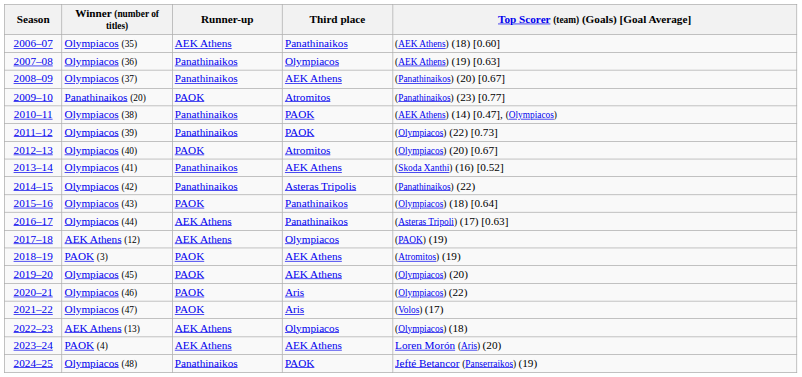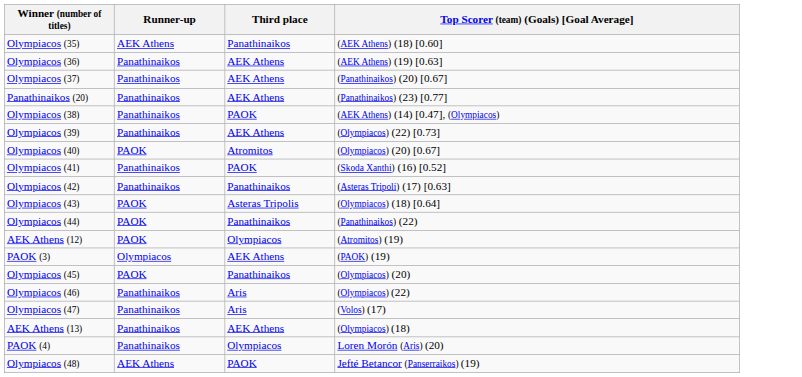- column: (33, 19)
(312, 61) Olympiacos -> (256, 61) AEK Athens
(189, 97) PAOK -> (149, 97) Panathinaikos
(308, 97) Atromitos -> (256, 97) AEK Athens
(300, 132) PAOK -> (256, 132) AEK Athens
(313, 168) AEK Athens -> (242, 168) PAOK
(321, 185) Asteras Tripolis -> (259, 185) Panathinaikos
(435, 185) (Panathinaikos) (22) -> (394, 185) (Asteras Tripoli) (17) [0.63]
(316, 203) Panathinaikos -> (263, 203) Asteras Tripolis
(203, 221) AEK Athens -> (132, 221) PAOK
(452, 221) (Asteras Tripoli) (17) [0.63] -> (377, 221) (Panathinaikos) (22)
(203, 239) AEK Athens -> (132, 239) PAOK
(421, 239) (PAOK) (19) -> (370, 239) (Atromitos) (19)
(189, 256) PAOK -> (144, 256) Olympiacos
(428, 256) (Atromitos) (19) -> (364, 256) (PAOK) (19)
(313, 274) AEK Athens -> (259, 274) Panathinaikos
(189, 292) PAOK -> (149, 292) Panathinaikos
(189, 310) PAOK -> (149, 310) Panathinaikos
(203, 327) AEK Athens -> (149, 327) Panathinaikos
(312, 327) Olympiacos -> (256, 327) AEK Athens
(203, 345) AEK Athens -> (149, 345) Panathinaikos
(313, 345) AEK Athens -> (254, 345) Olympiacos
(206, 363) Panathinaikos -> (146, 363) AEK Athens
